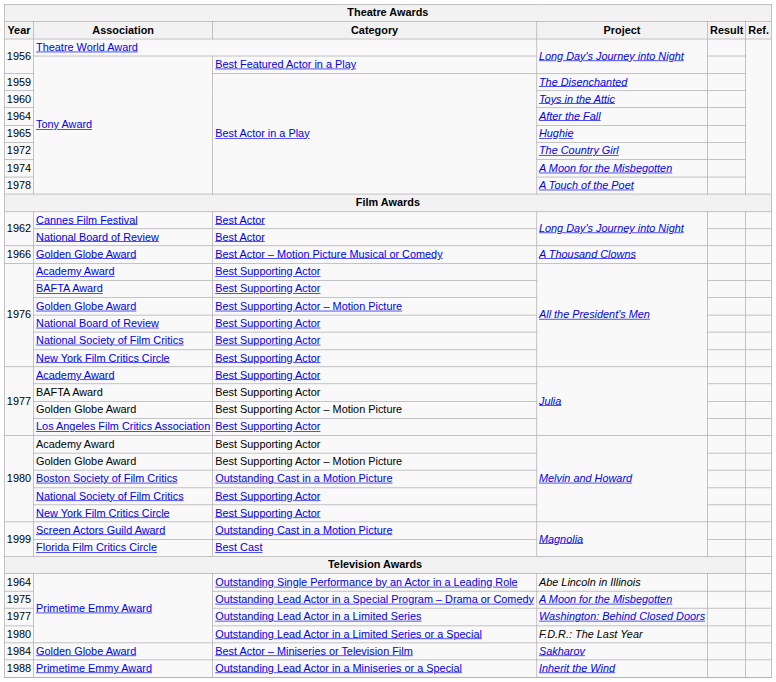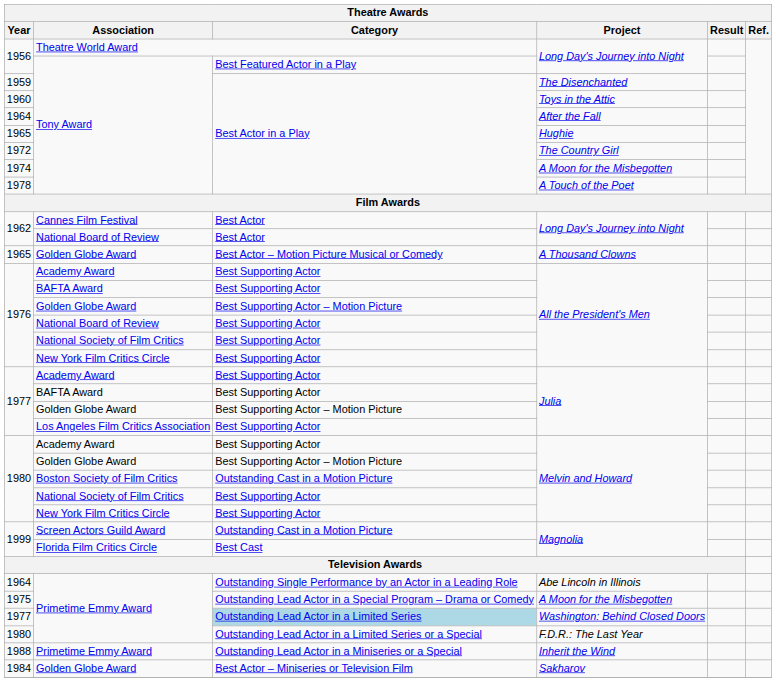(19, 254) 1966 -> (19, 254) 1965
(318, 617) no background -> (318, 617) lightblue background
rows swapped: (86, 651) <-> (94, 668)
